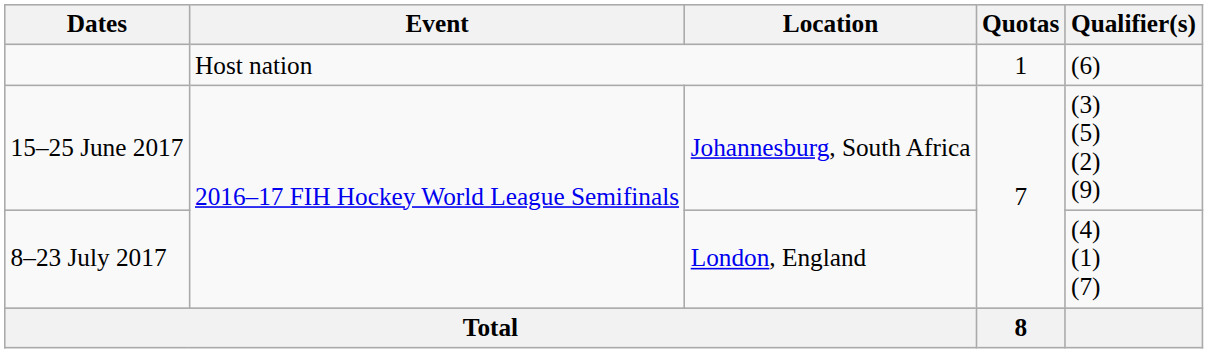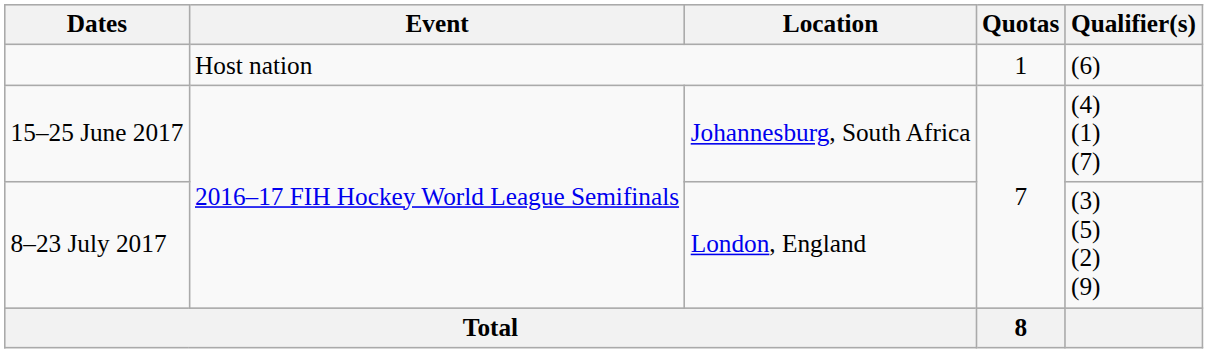(1086, 147) (3) (5) (2) (9) -> (1086, 133) (4) (1) (7)
(1086, 258) (4) (1) (7) -> (1086, 244) (3) (5) (2) (9)
